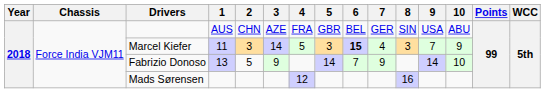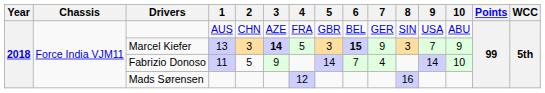(222, 46) 11 -> (222, 46) 13
(276, 46) normal -> (276, 46) bold
(382, 46) 4 -> (382, 46) 9
(222, 63) 13 -> (222, 63) 11
(382, 63) 9 -> (382, 63) 4
